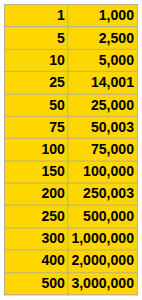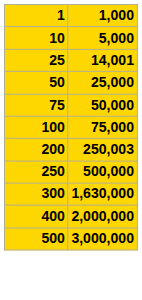- row: (61, 37)
(112, 127) 50,003 -> (112, 104) 50,000
- row: (53, 171)
(103, 238) 1,000,000 -> (103, 194) 1,630,000
